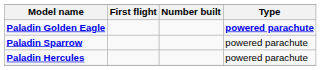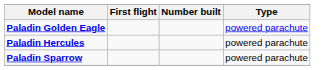(270, 28) bold -> (267, 28) normal
rows swapped: (45, 58) <-> (44, 43)
